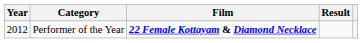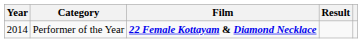(17, 29) 2012 -> (17, 29) 2014
